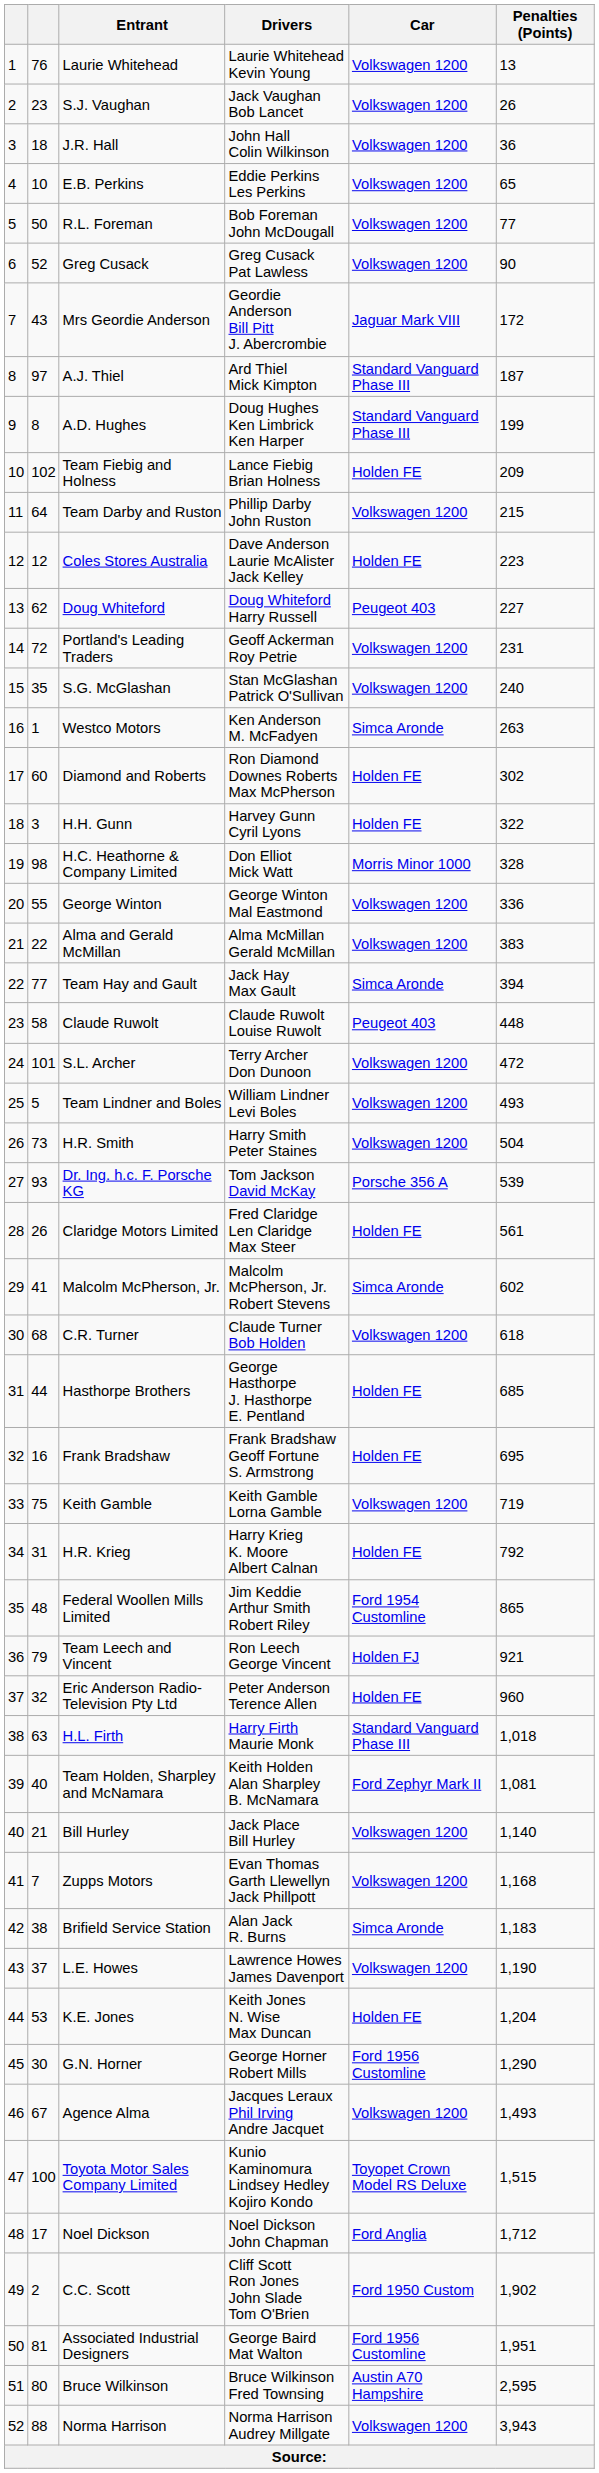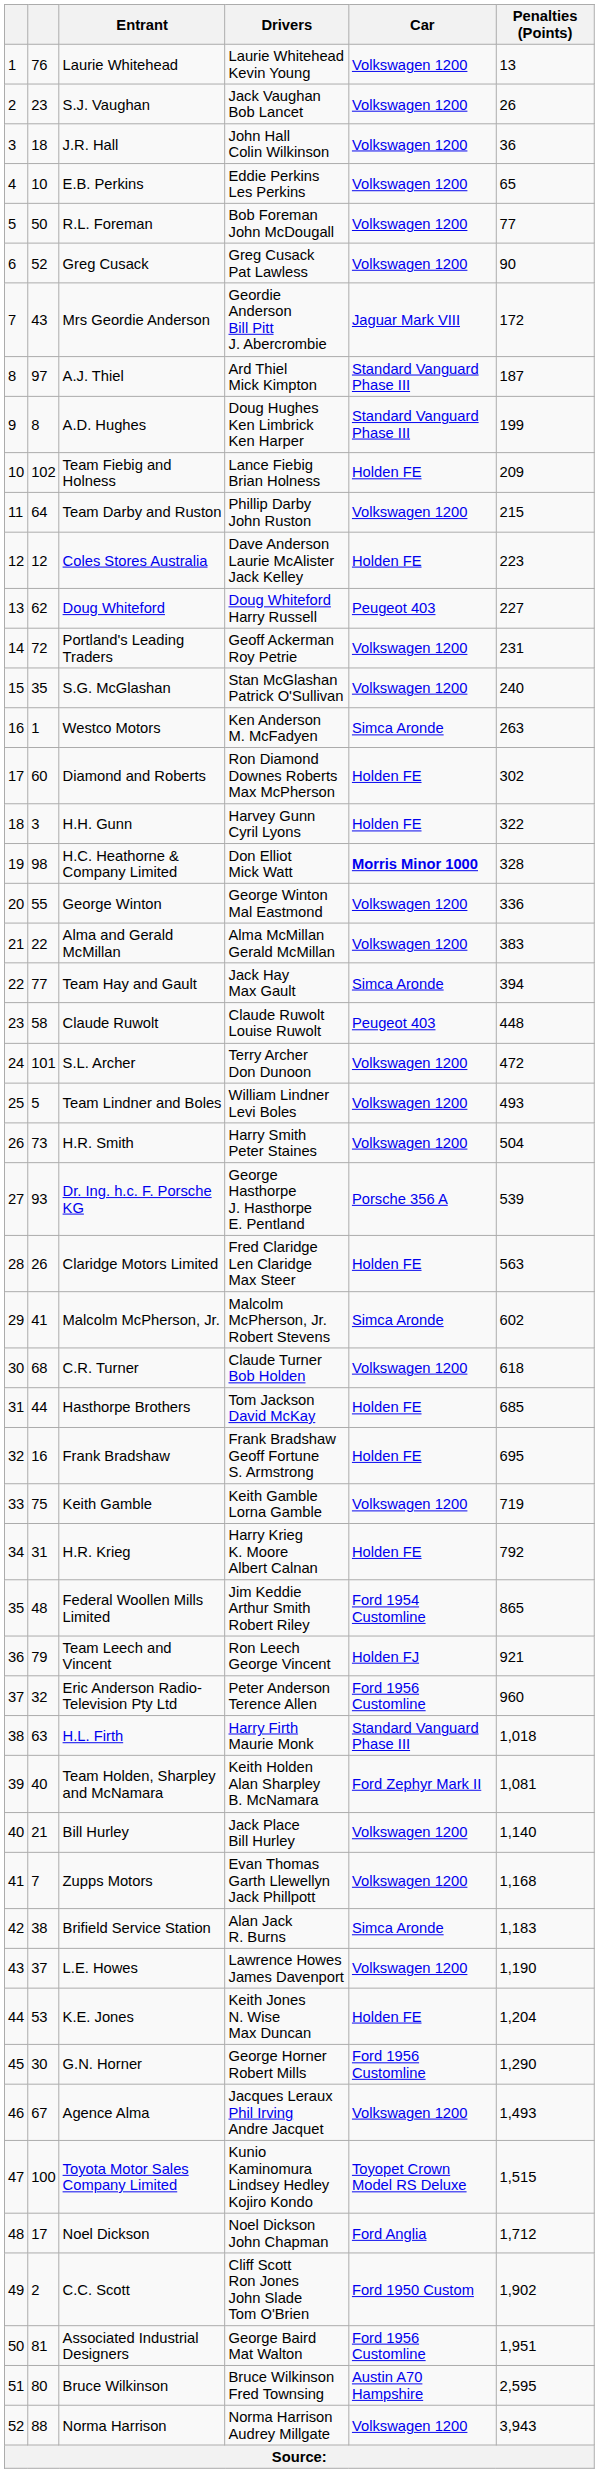(411, 864) normal -> (415, 864) bold
(272, 1182) Tom Jackson David McKay -> (270, 1199) George Hasthorpe J. Hasthorpe E. Pentland
(512, 1231) 561 -> (512, 1264) 563
(270, 1391) George Hasthorpe J. Hasthorpe E. Pentland -> (272, 1408) Tom Jackson David McKay
(387, 1696) Holden FE -> (389, 1696) Ford 1956 Customline
